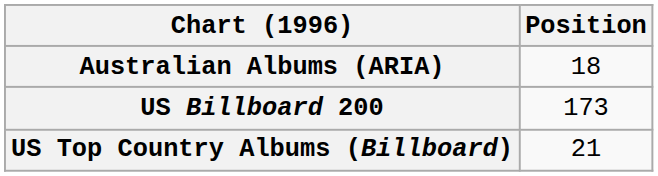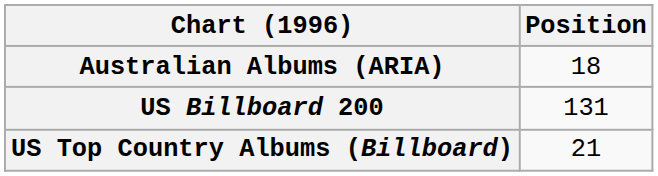(586, 108) 173 -> (586, 108) 131
